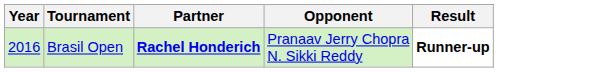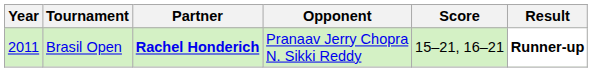+ column: (460, 16)
(24, 47) 2016 -> (24, 47) 2011
